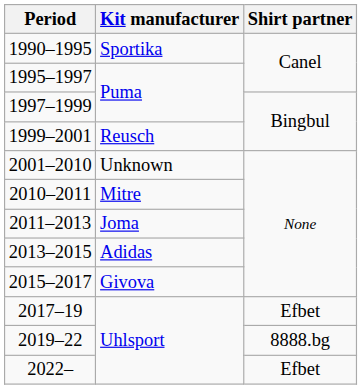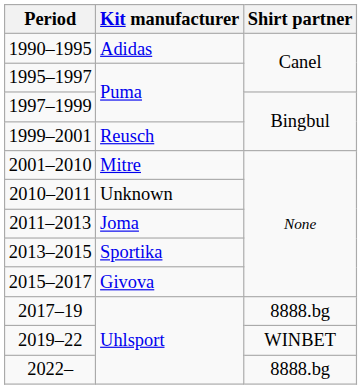(131, 48) Sportika -> (126, 48) Adidas
(136, 164) Unknown -> (121, 164) Mitre
(121, 194) Mitre -> (136, 194) Unknown
(126, 252) Adidas -> (131, 252) Sportika
(300, 310) Efbet -> (300, 310) 8888.bg
(300, 340) 8888.bg -> (300, 340) WINBET
(300, 369) Efbet -> (300, 369) 8888.bg
